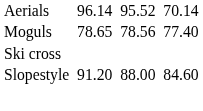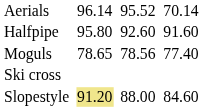+ row: (31, 32)
(95, 75) no background -> (95, 97) khaki background
